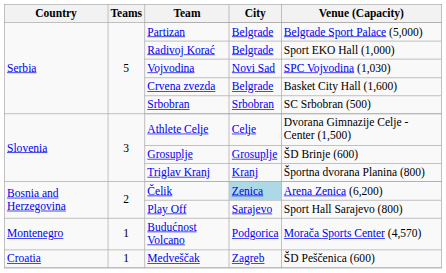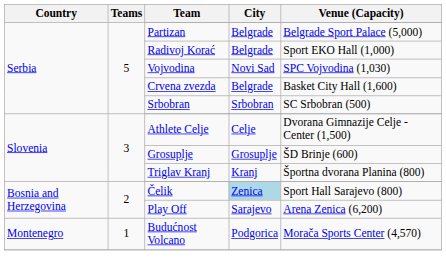(333, 191) Arena Zenica (6,200) -> (343, 191) Sport Hall Sarajevo (800)
(343, 209) Sport Hall Sarajevo (800) -> (333, 209) Arena Zenica (6,200)
- row: (24, 258)
